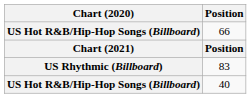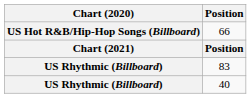(103, 84) US Hot R&B/Hip-Hop Songs (Billboard) -> (103, 84) US Rhythmic (Billboard)
